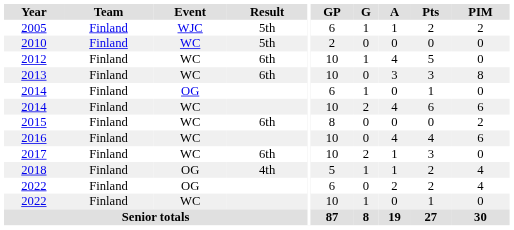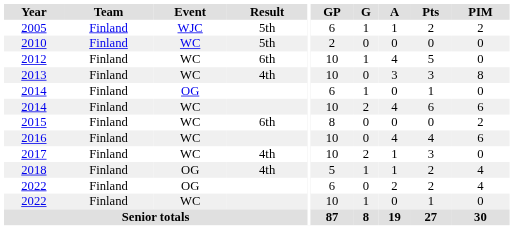(267, 75) 6th -> (267, 75) 4th
(267, 154) 6th -> (267, 154) 4th
